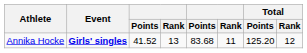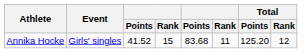(98, 41) bold -> (95, 41) normal
(173, 41) 13 -> (168, 41) 15
